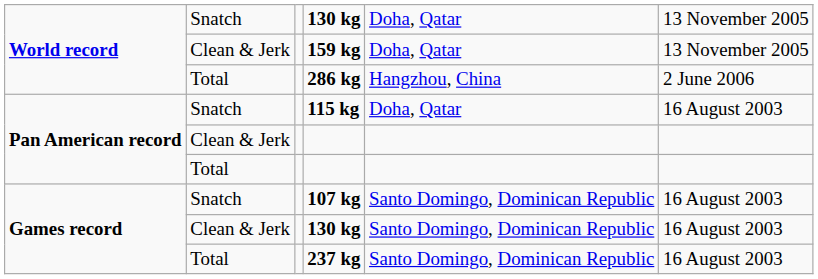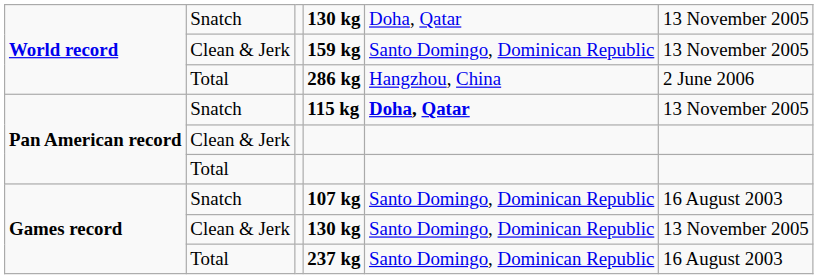(415, 49) Doha, Qatar -> (512, 49) Santo Domingo, Dominican Republic
(415, 109) normal -> (419, 109) bold
(723, 109) 16 August 2003 -> (736, 109) 13 November 2005
(723, 229) 16 August 2003 -> (736, 229) 13 November 2005
